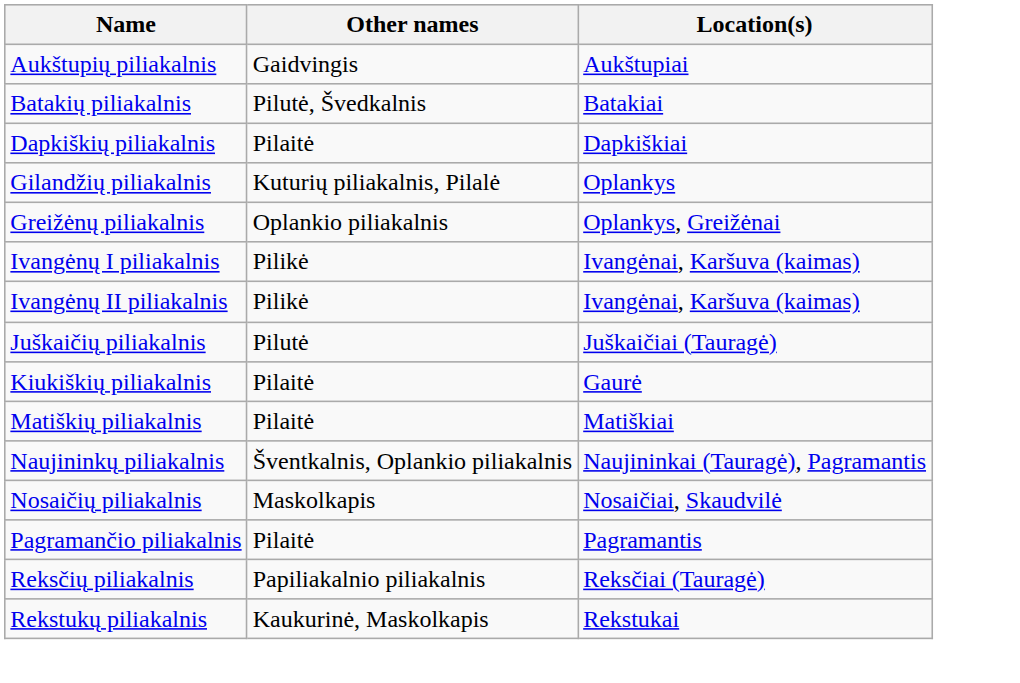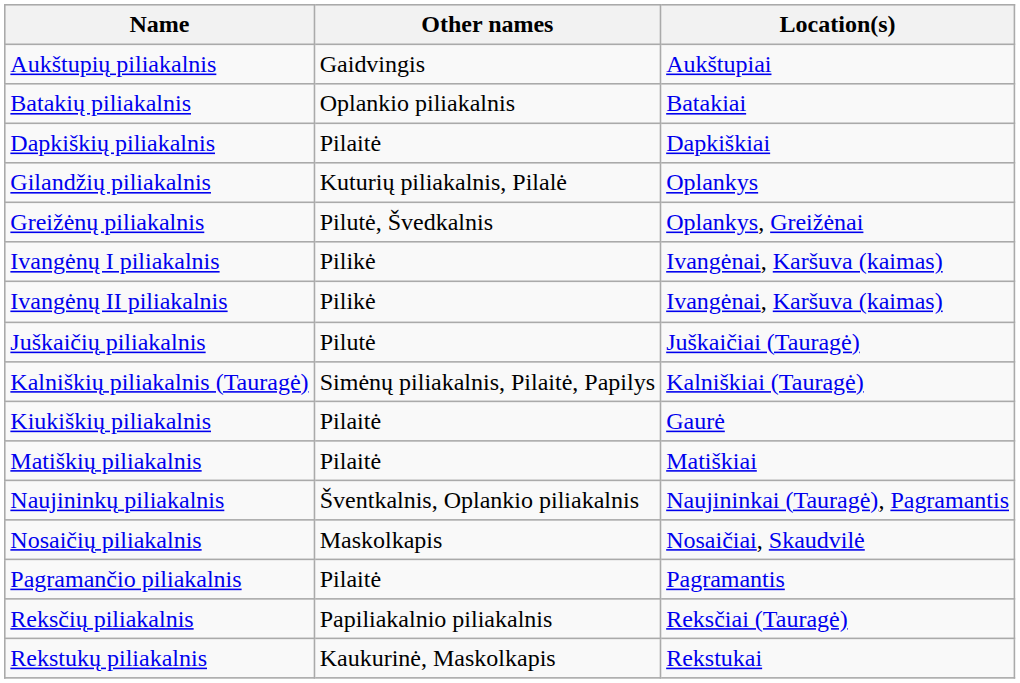(339, 103) Pilutė, Švedkalnis -> (417, 103) Oplankio piliakalnis
(350, 222) Oplankio piliakalnis -> (406, 222) Pilutė, Švedkalnis
+ row: (159, 380)
